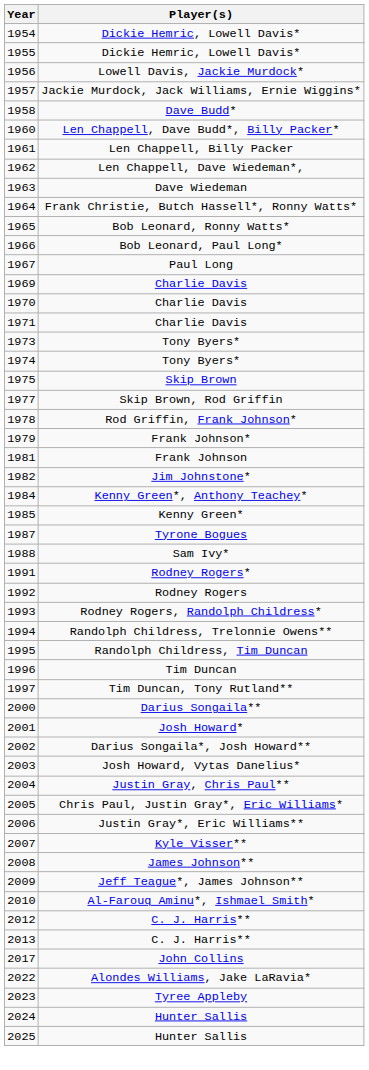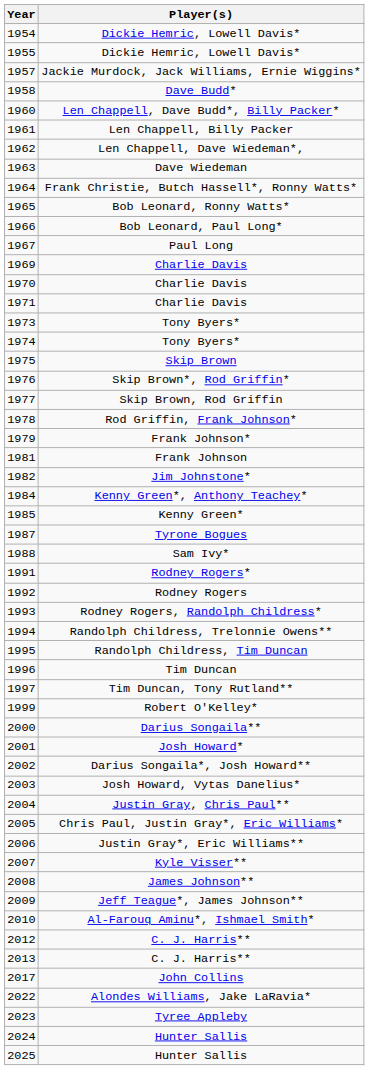- row: (21, 72)
+ row: (21, 380)
+ row: (21, 708)
